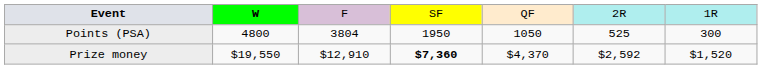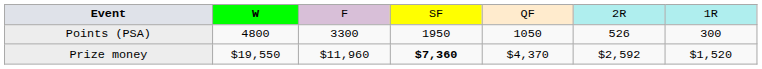(345, 34) 3804 -> (345, 34) 3300
(619, 34) 525 -> (619, 34) 526
(345, 54) $12,910 -> (345, 54) $11,960
